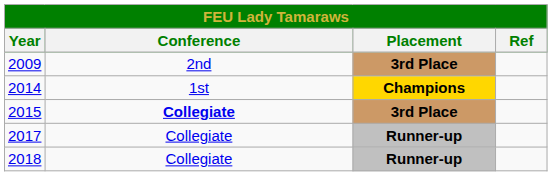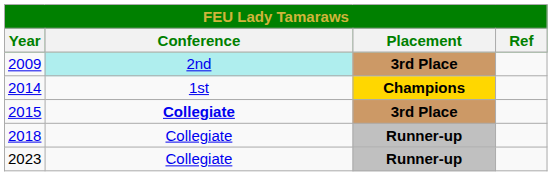(199, 64) no background -> (199, 64) paleturquoise background
- row: (25, 136)
+ row: (25, 160)
